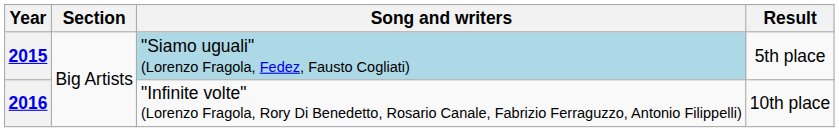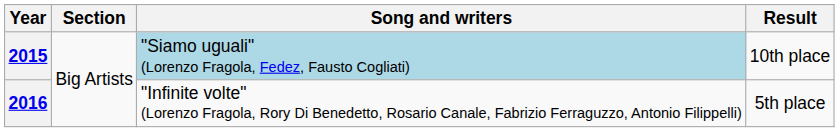(790, 55) 5th place -> (790, 55) 10th place
(790, 103) 10th place -> (790, 103) 5th place
